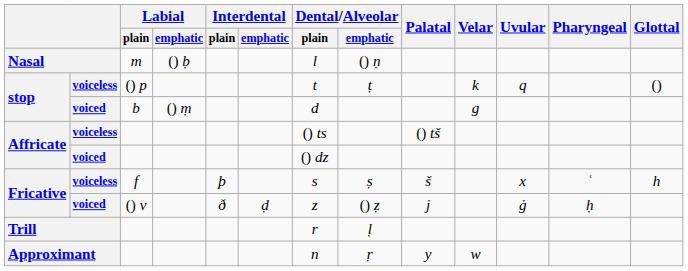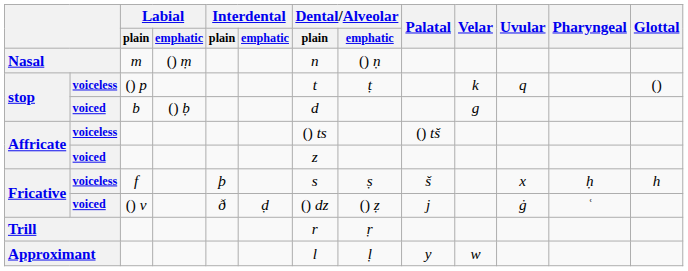(179, 60) () ḅ -> (179, 60) () ṃ
(315, 60) l -> (315, 60) n
(179, 108) () ṃ -> (179, 108) () ḅ
(315, 157) () dz -> (315, 157) z
(590, 181) ʿ -> (590, 181) ḥ
(315, 205) z -> (315, 205) () dz
(590, 205) ḥ -> (590, 205) ʿ
(370, 229) ḷ -> (370, 229) ṛ
(315, 253) n -> (315, 253) l
(370, 253) ṛ -> (370, 253) ḷ
